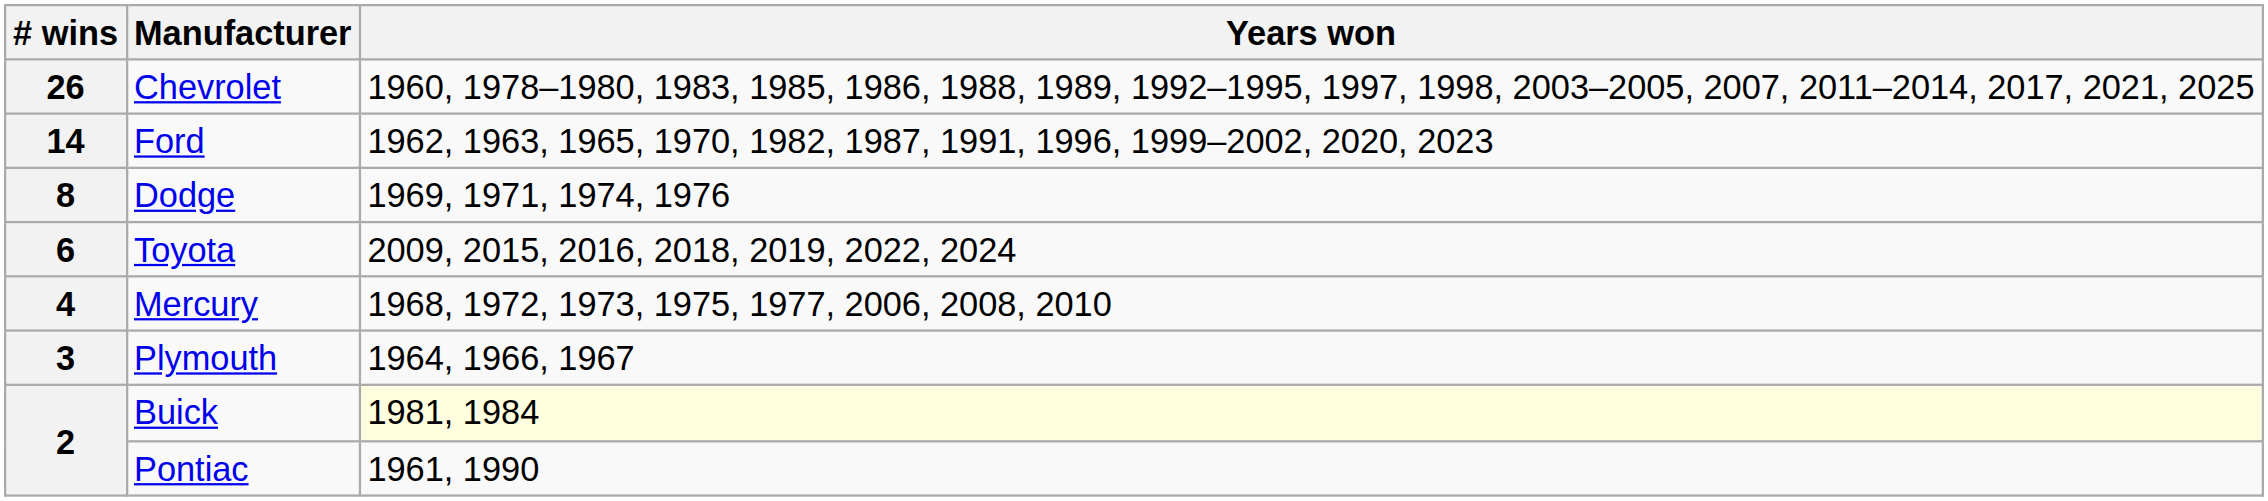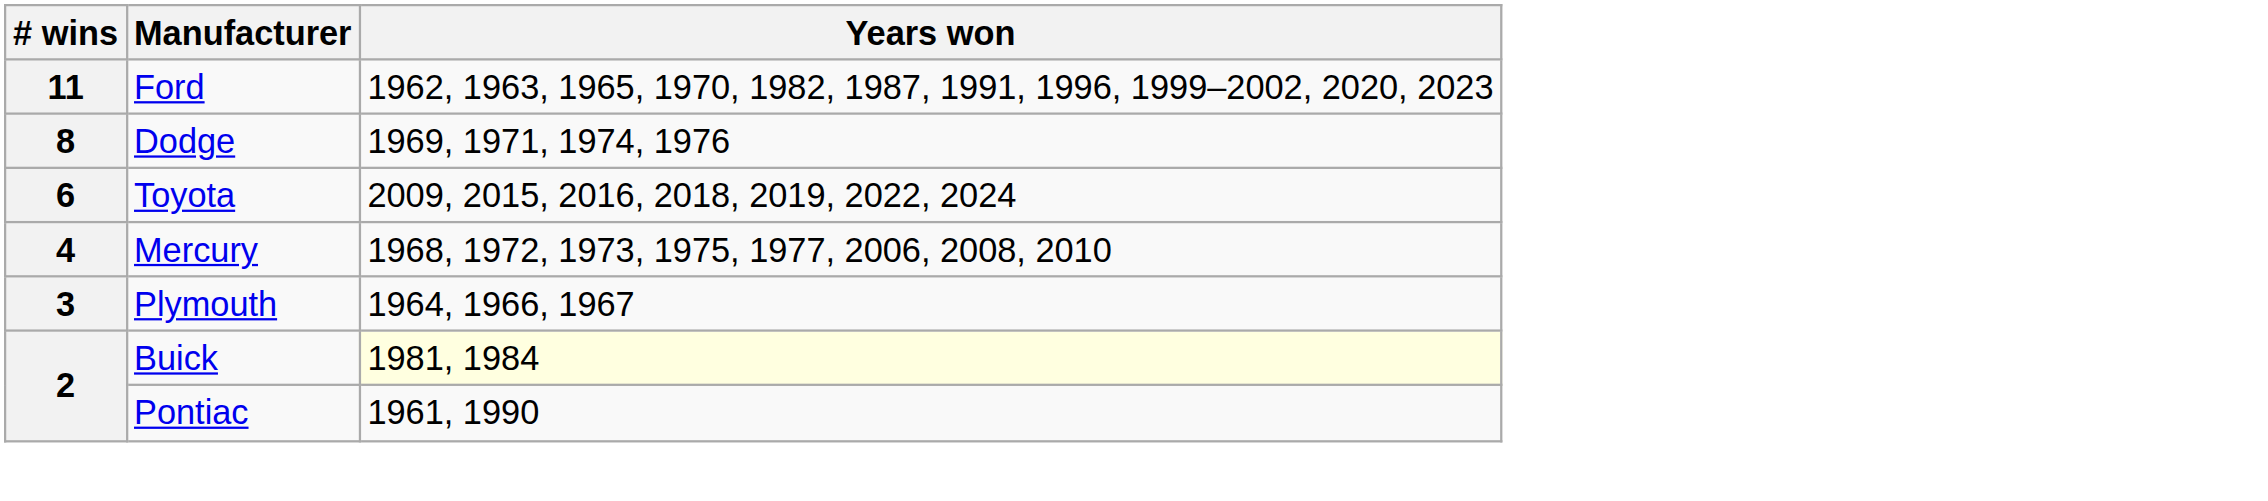- row: (207, 87)
(66, 141) 14 -> (66, 87) 11
